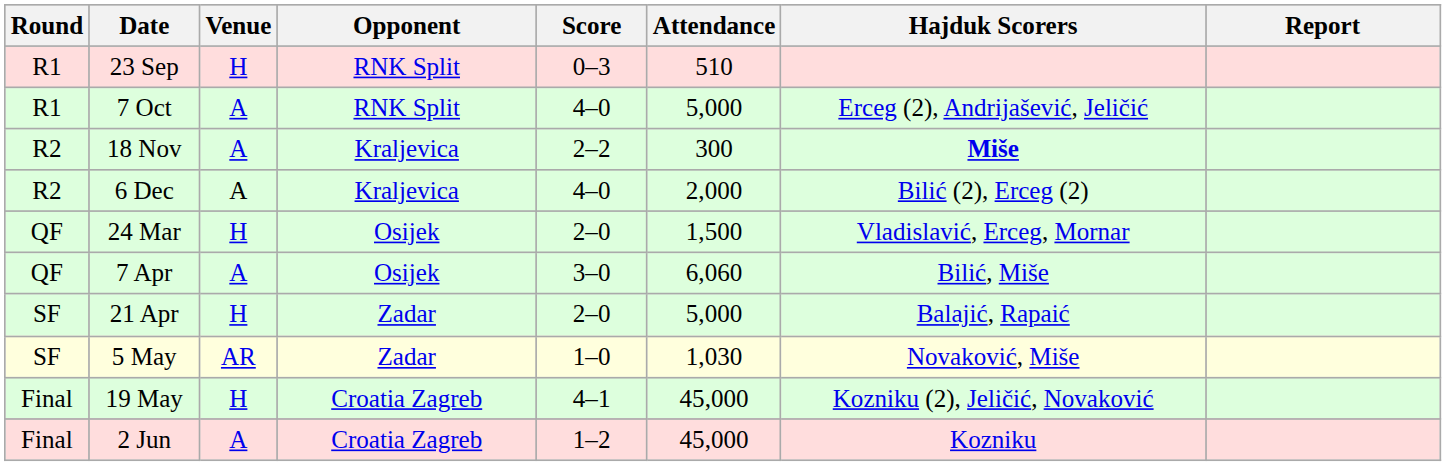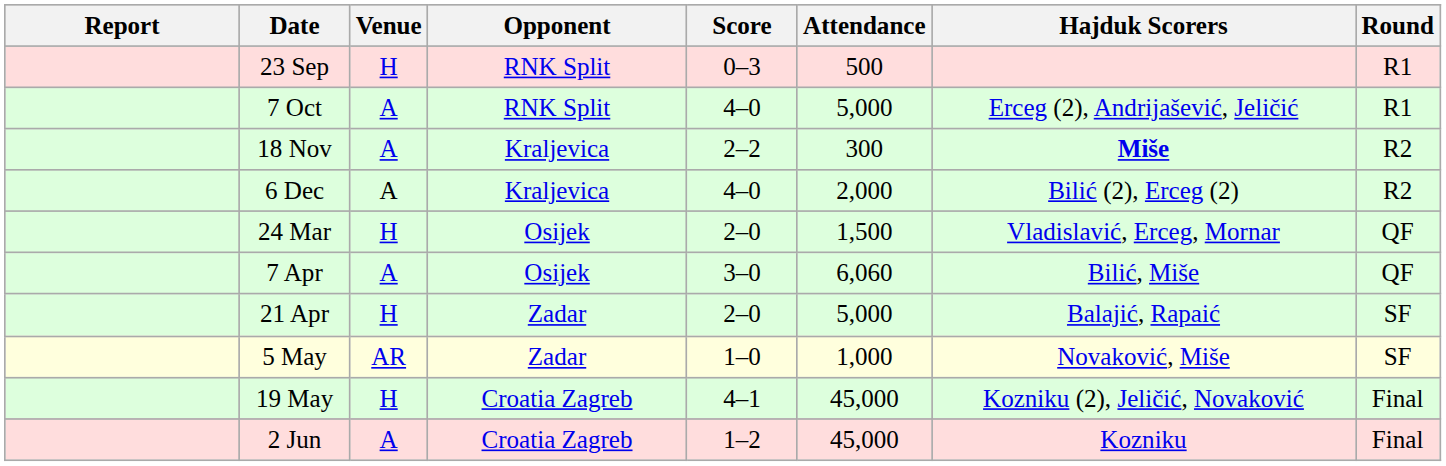columns swapped: (47, 25) <-> (1322, 25)
(714, 66) 510 -> (864, 66) 500
(714, 356) 1,030 -> (864, 356) 1,000
